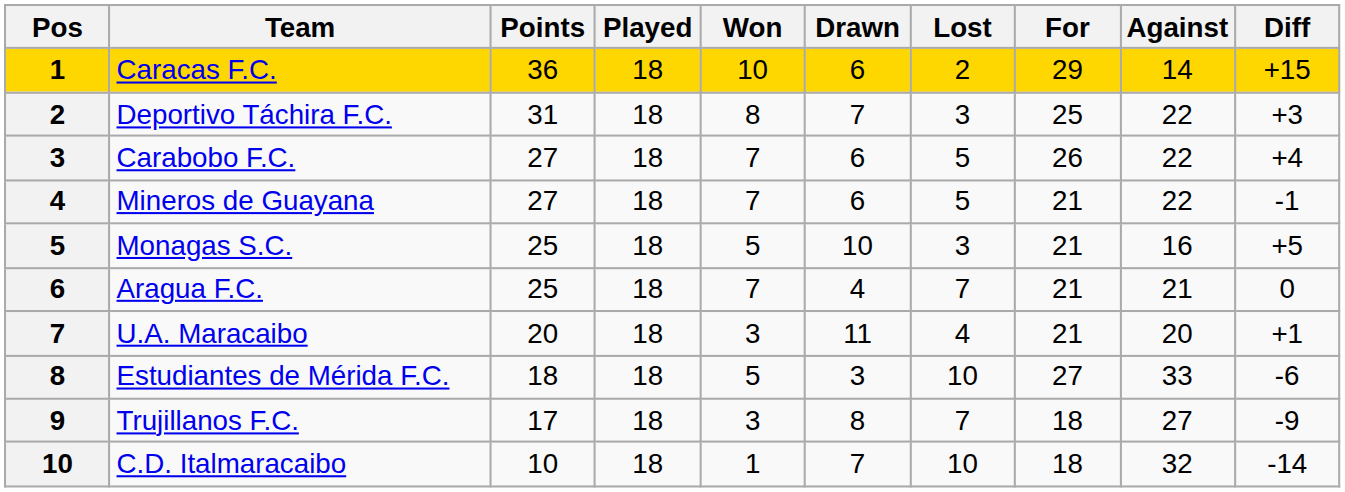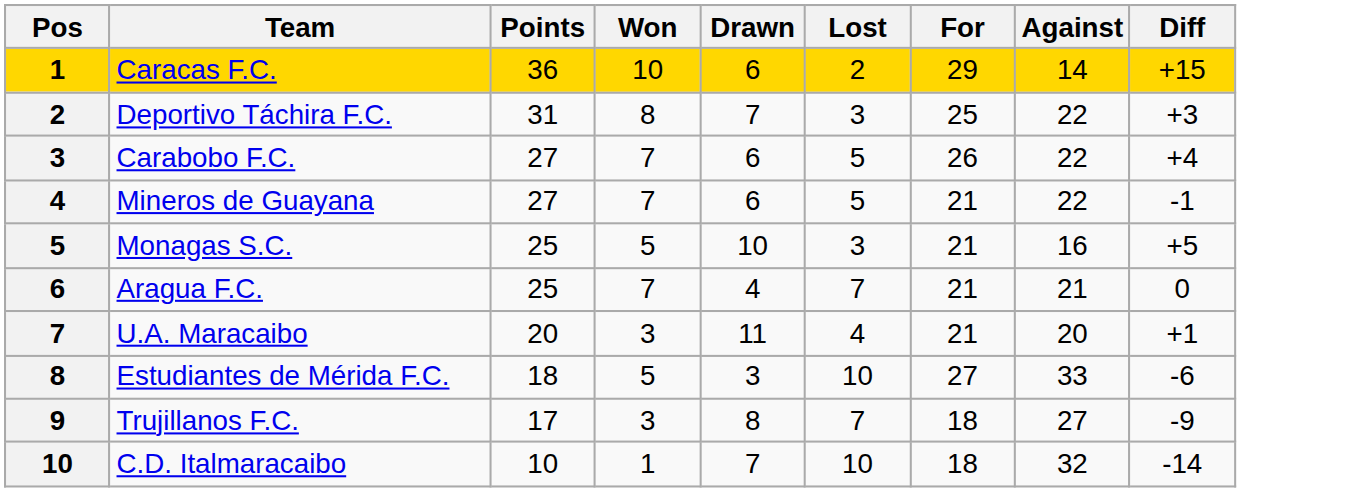- column: (648, 26)
